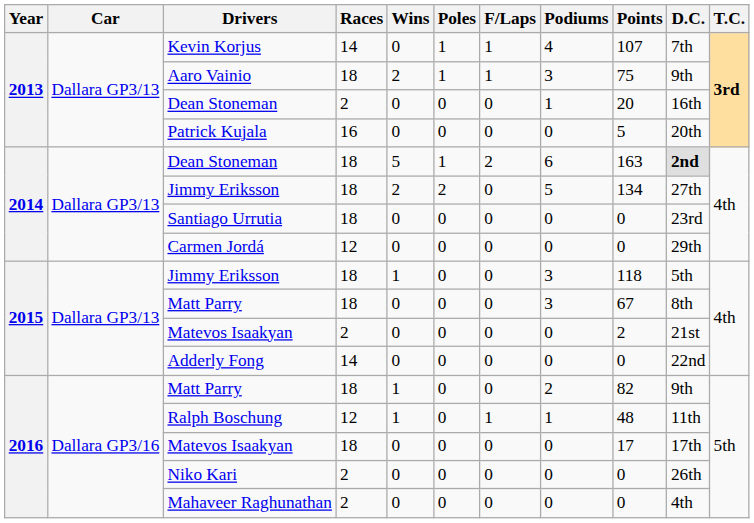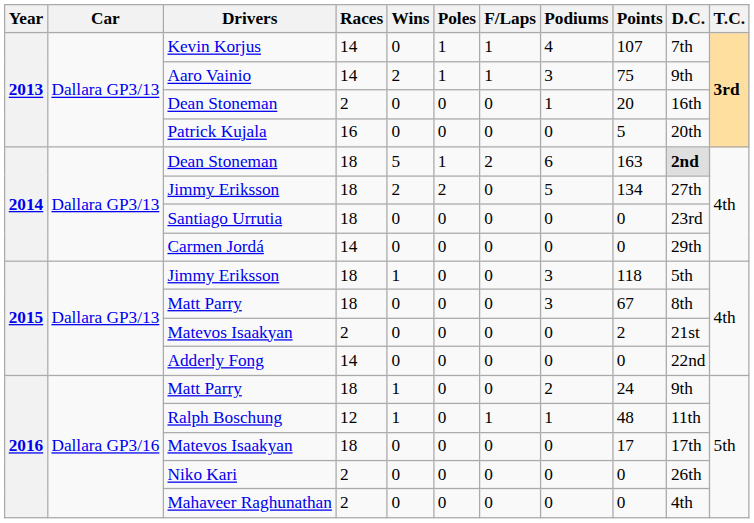(349, 75) 18 -> (349, 75) 14
(349, 246) 12 -> (349, 246) 14
(625, 388) 82 -> (625, 388) 24
